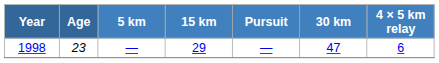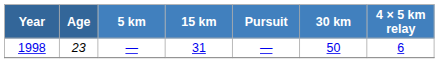(199, 48) 29 -> (199, 48) 31
(334, 48) 47 -> (334, 48) 50
